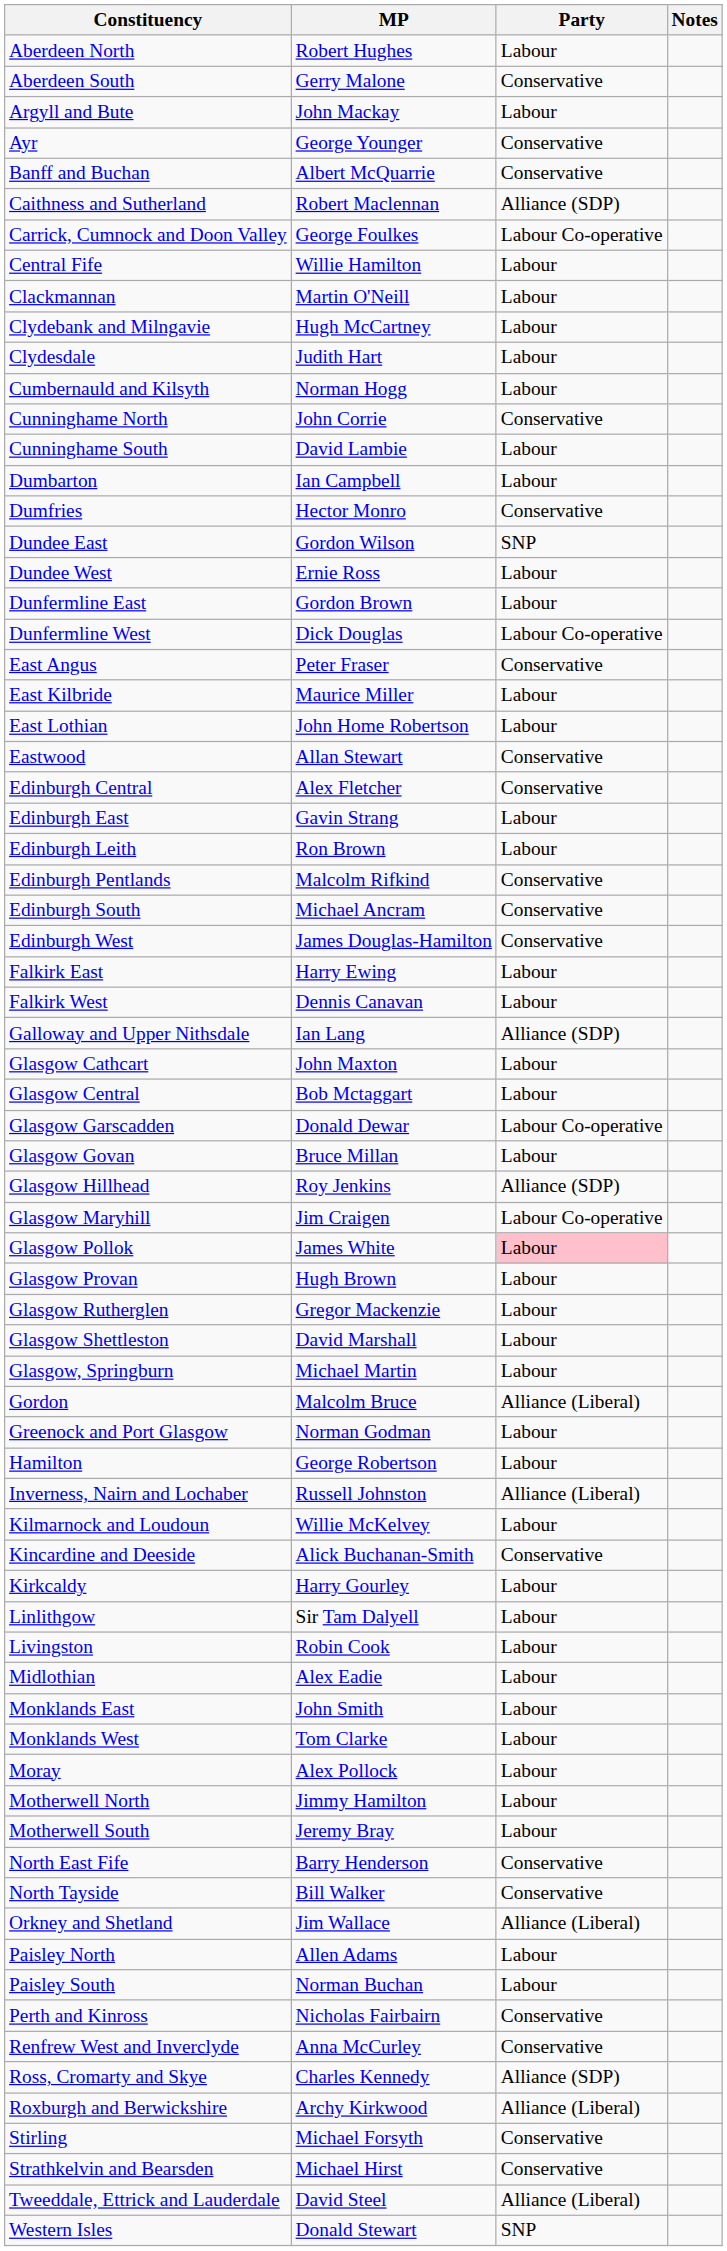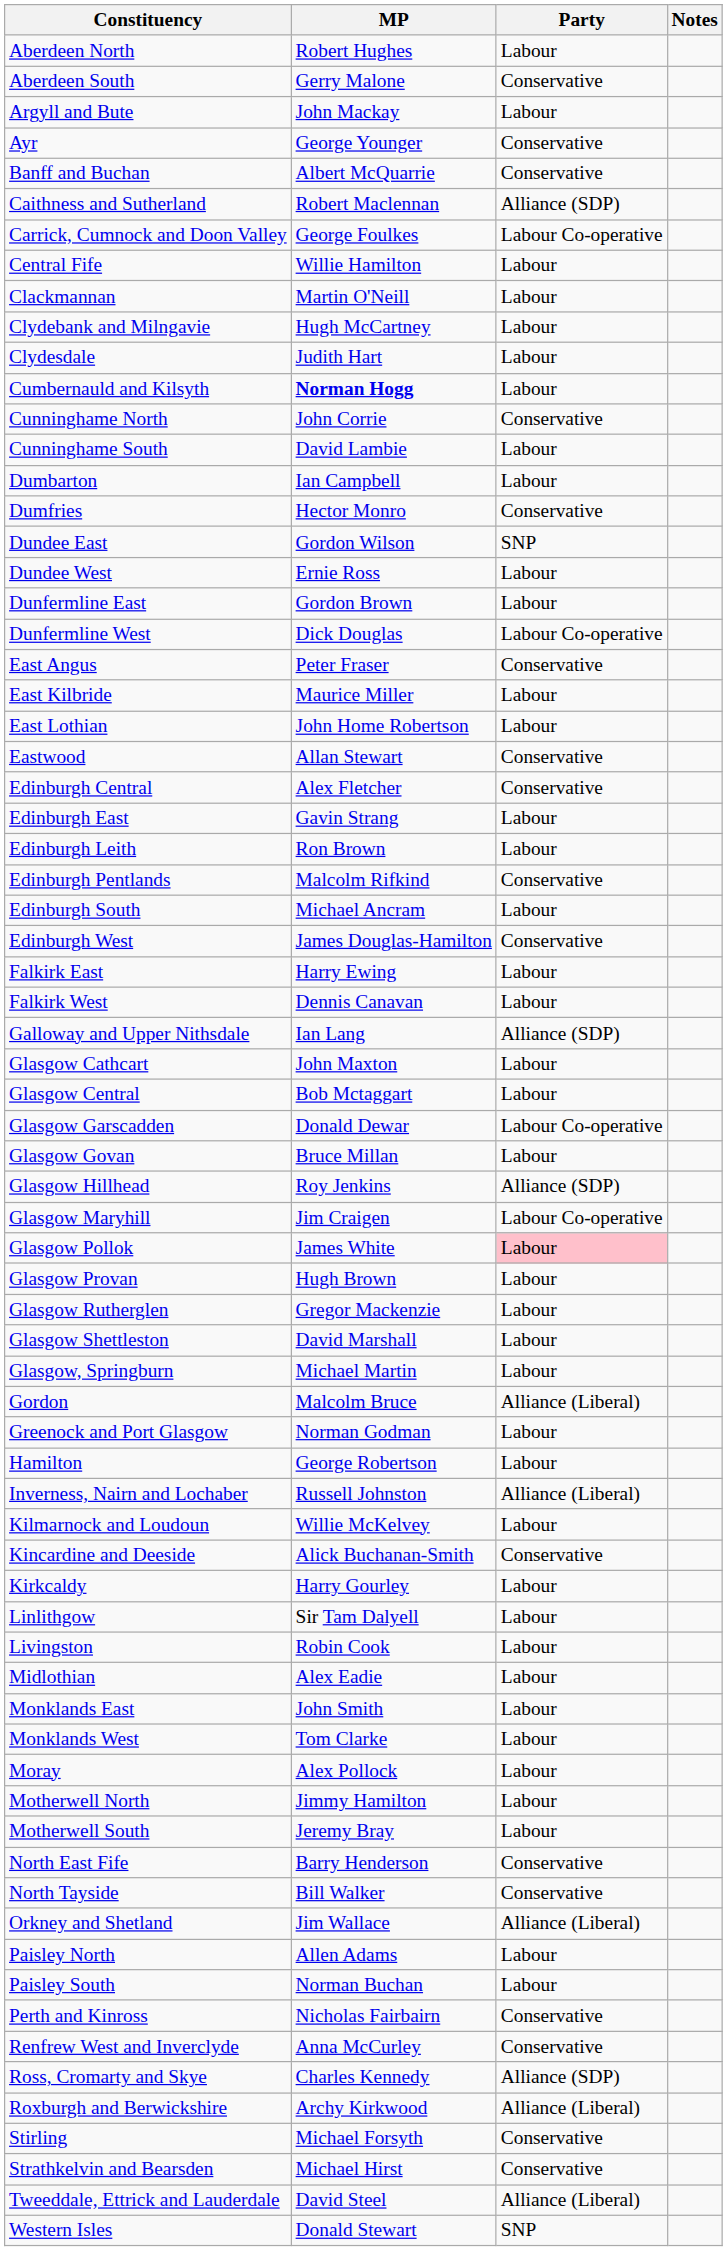(351, 388) normal -> (354, 388) bold
(552, 910) Conservative -> (529, 910) Labour
